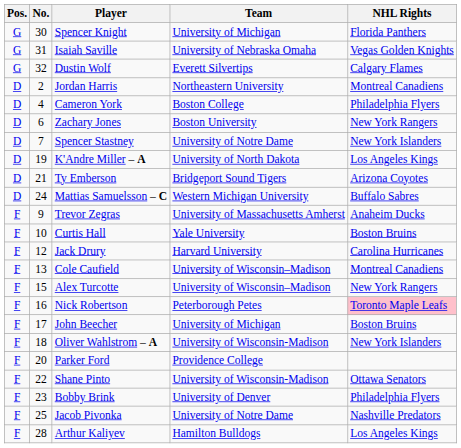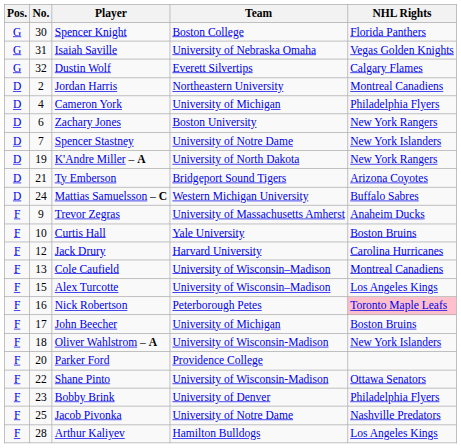(226, 31) University of Michigan -> (208, 31) Boston College
(208, 104) Boston College -> (226, 104) University of Michigan
(394, 159) Los Angeles Kings -> (394, 159) New York Rangers
(394, 287) New York Rangers -> (394, 287) Los Angeles Kings
